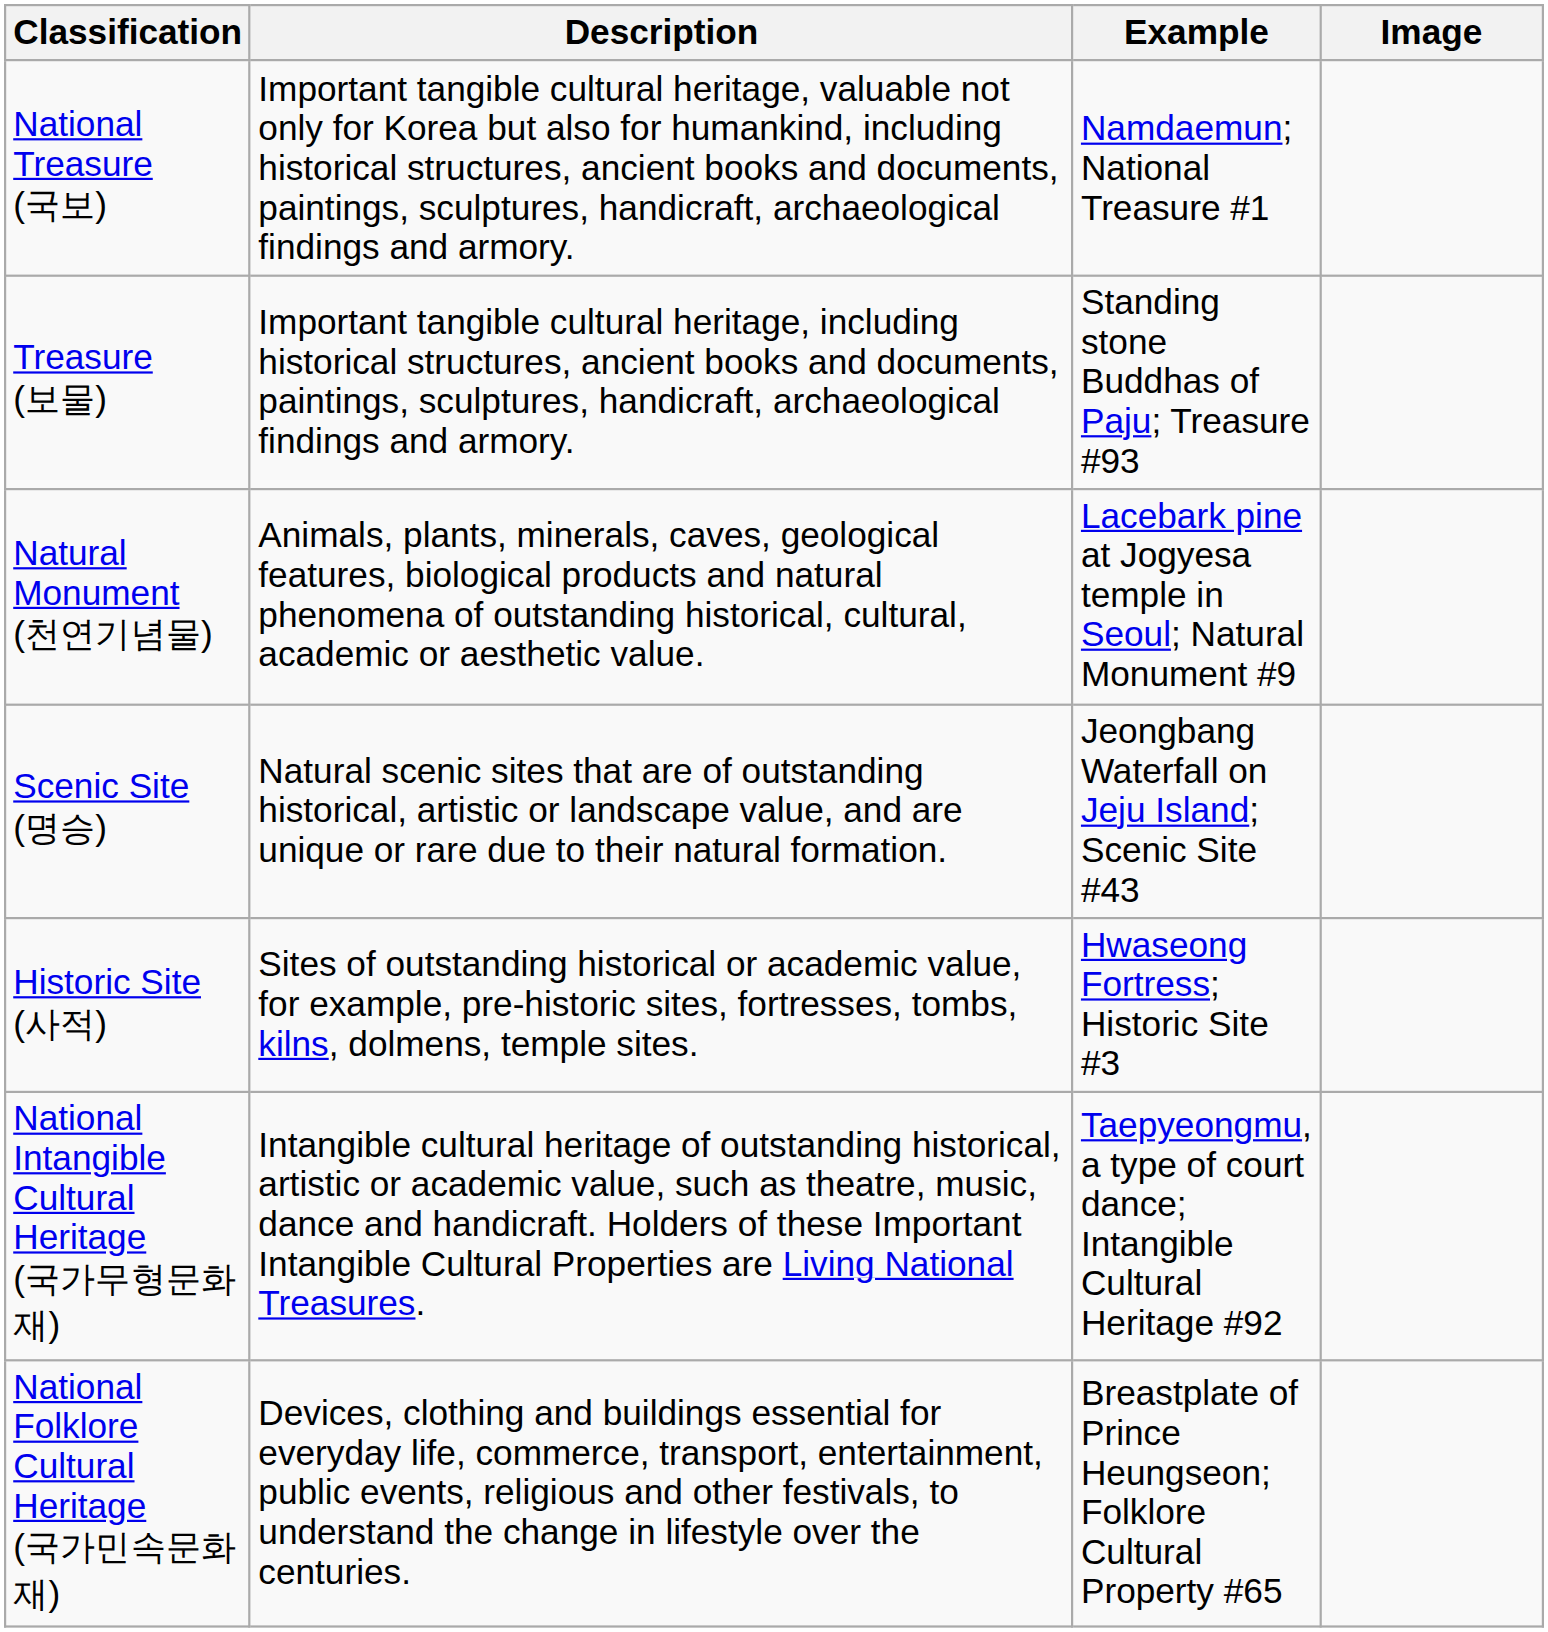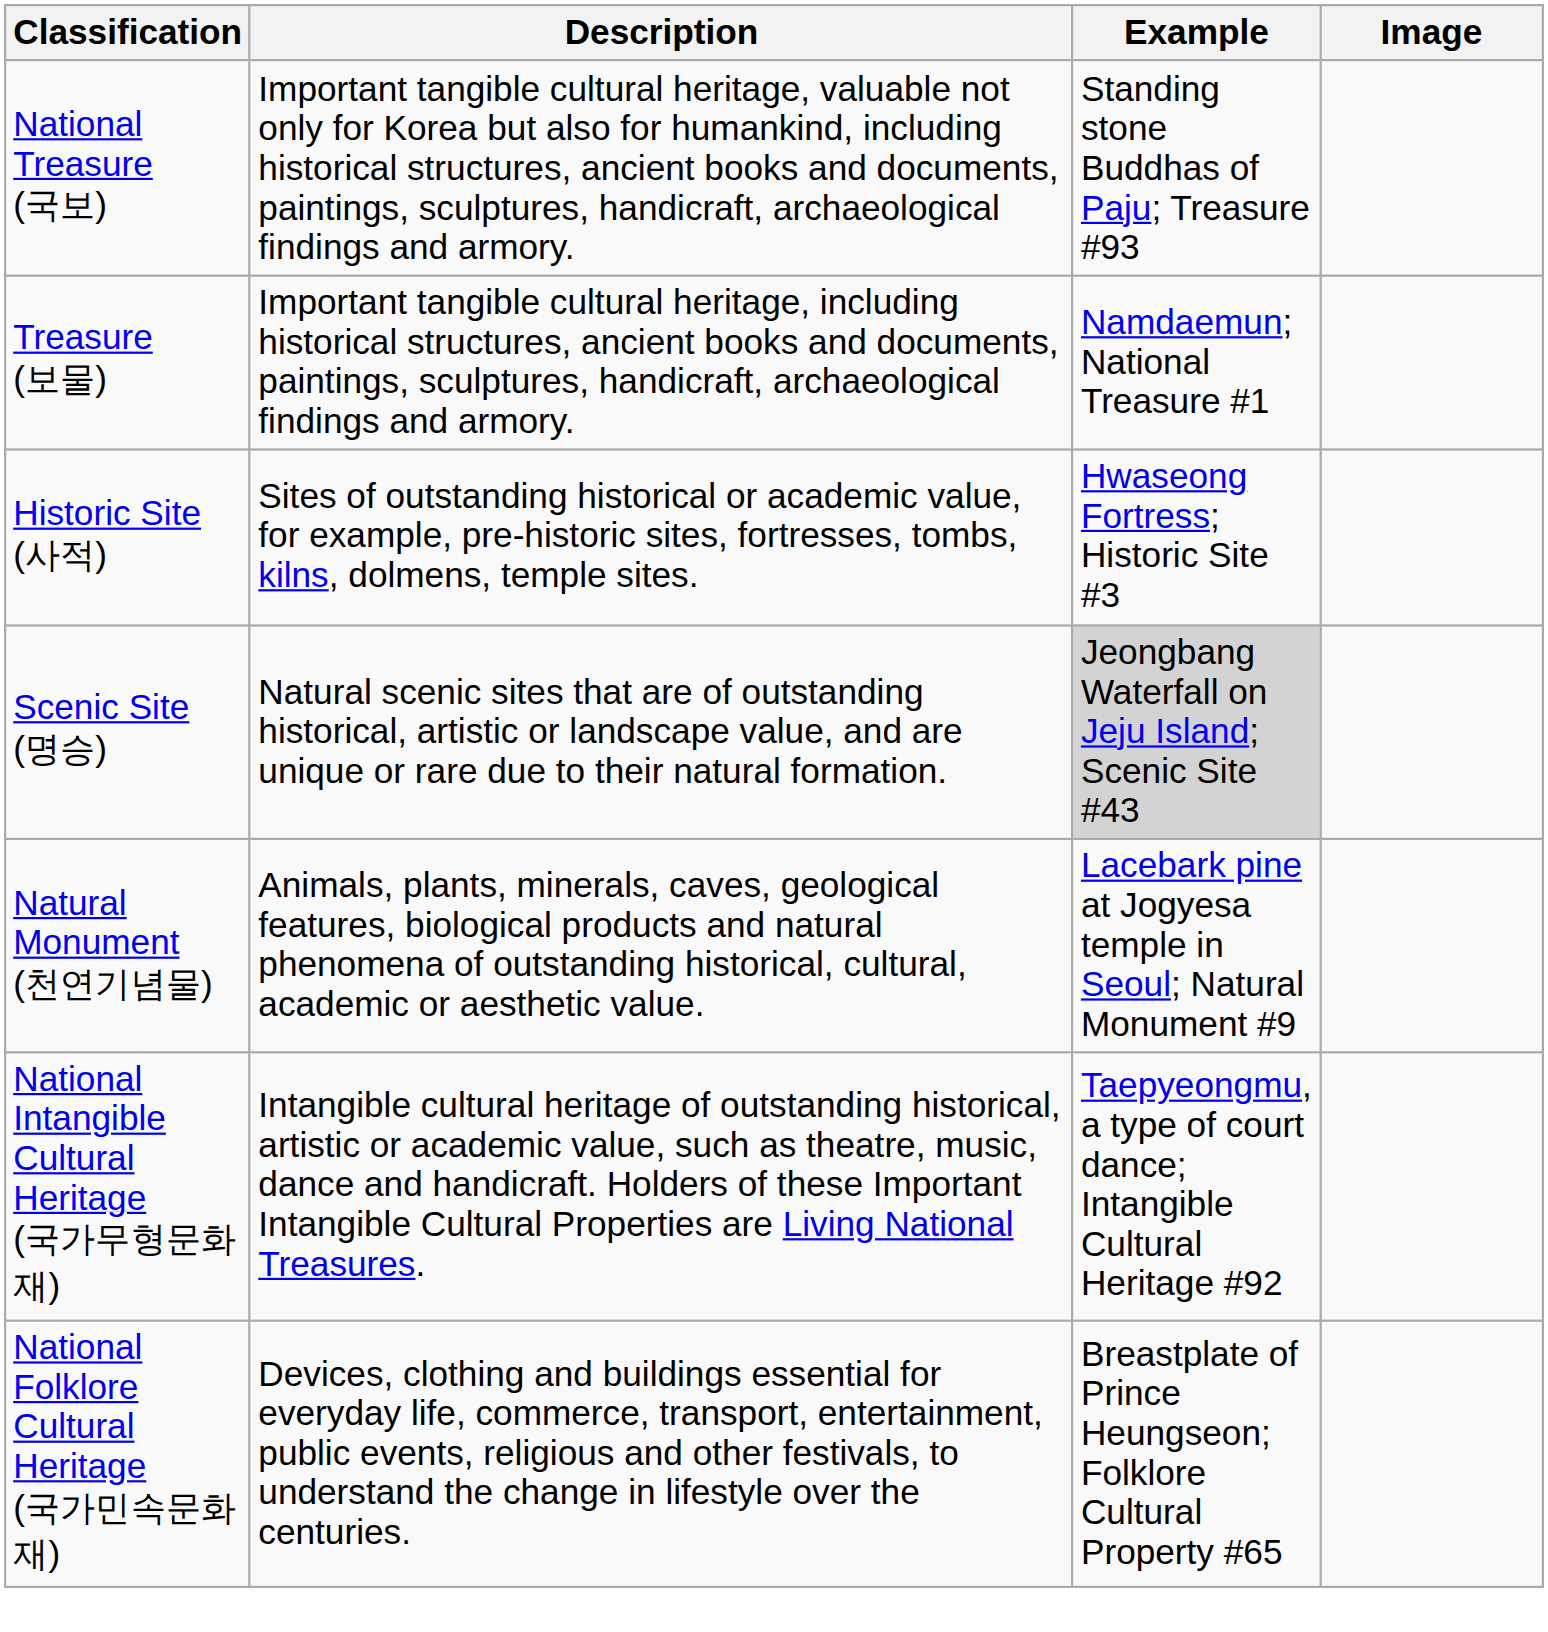(1187, 167) Namdaemun; National Treasure #1 -> (1195, 167) Standing stone Buddhas of Paju; Treasure #93
(1195, 381) Standing stone Buddhas of Paju; Treasure #93 -> (1187, 361) Namdaemun; National Treasure #1
rows swapped: (107, 1002) <-> (113, 593)
(1174, 810) no background -> (1174, 730) lightgrey background
